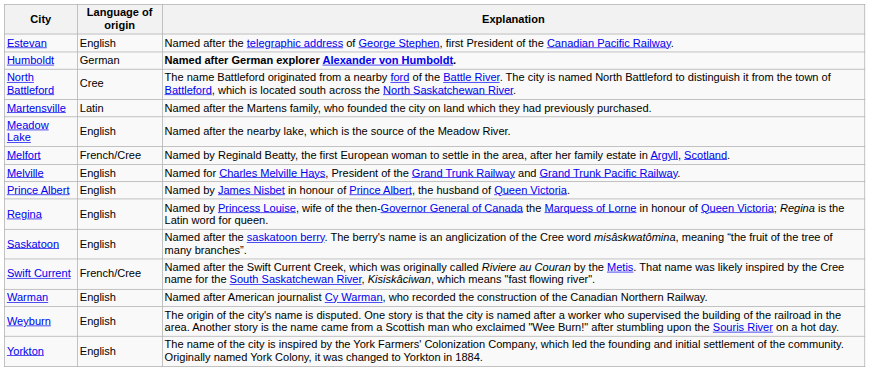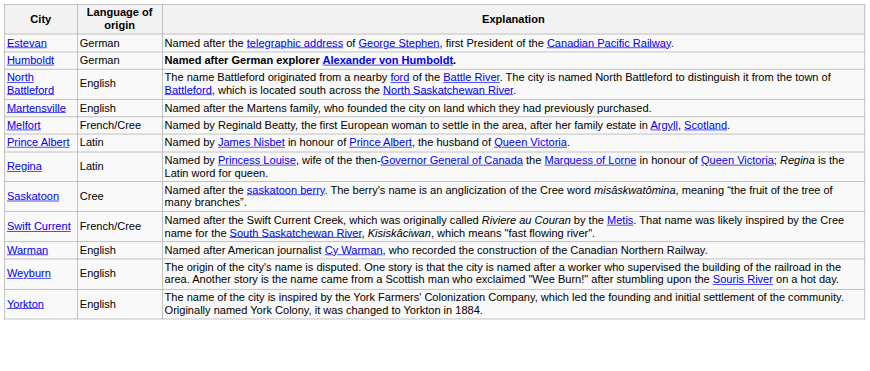(98, 43) English -> (100, 43) German
(92, 84) Cree -> (98, 84) English
(92, 108) Latin -> (98, 108) English
- row: (28, 131)
- row: (25, 173)
(98, 190) English -> (92, 143) Latin
(98, 214) English -> (92, 166) Latin
(98, 244) English -> (92, 196) Cree
